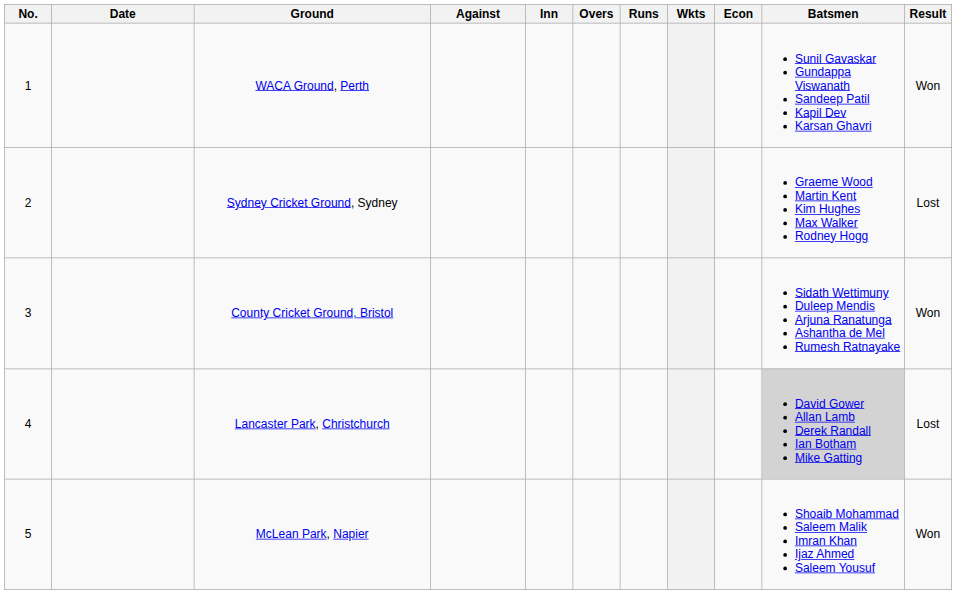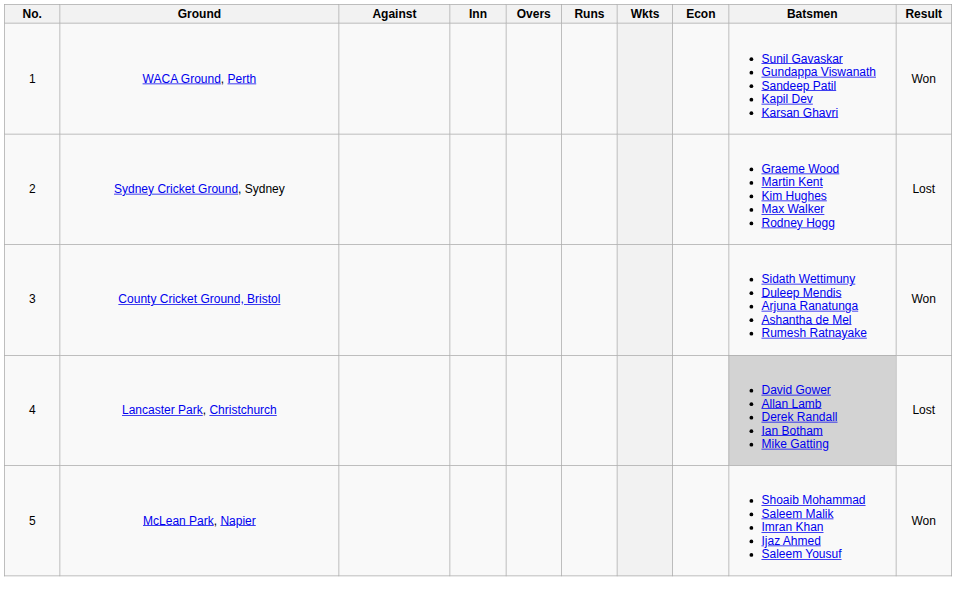- column: (123, 14)
